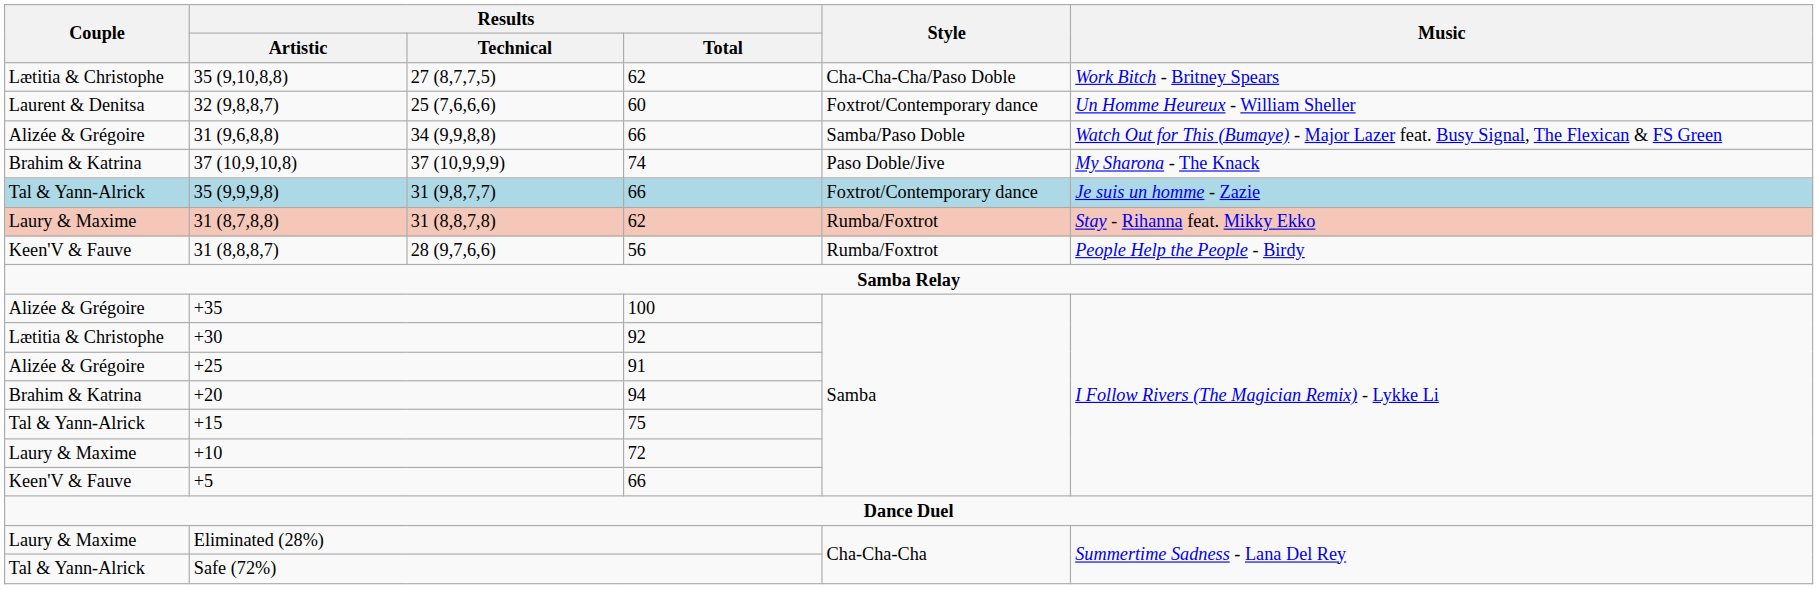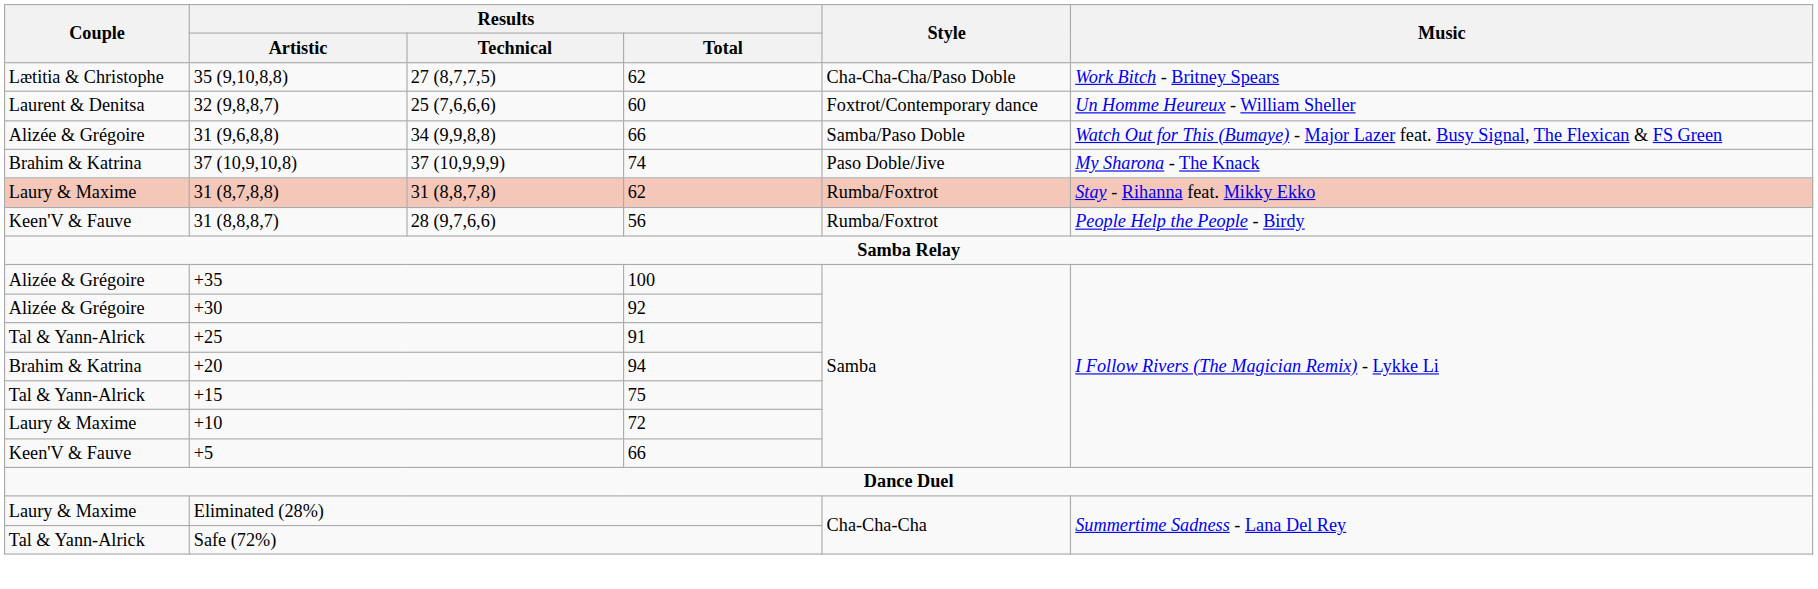- row: (236, 192)
(86, 337) Lætitia & Christophe -> (77, 308) Alizée & Grégoire
(77, 366) Alizée & Grégoire -> (77, 337) Tal & Yann-Alrick
